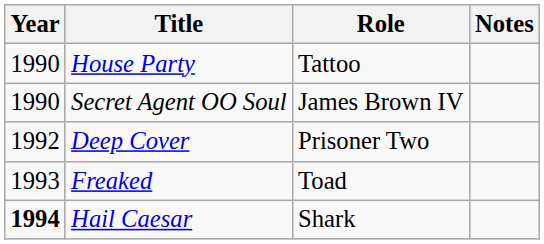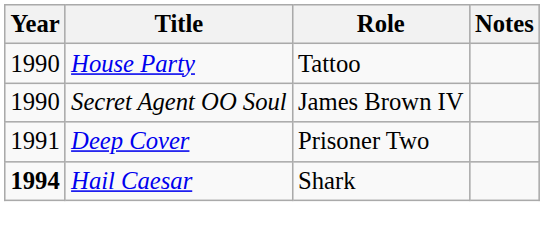(35, 141) 1992 -> (35, 141) 1991
- row: (112, 180)
